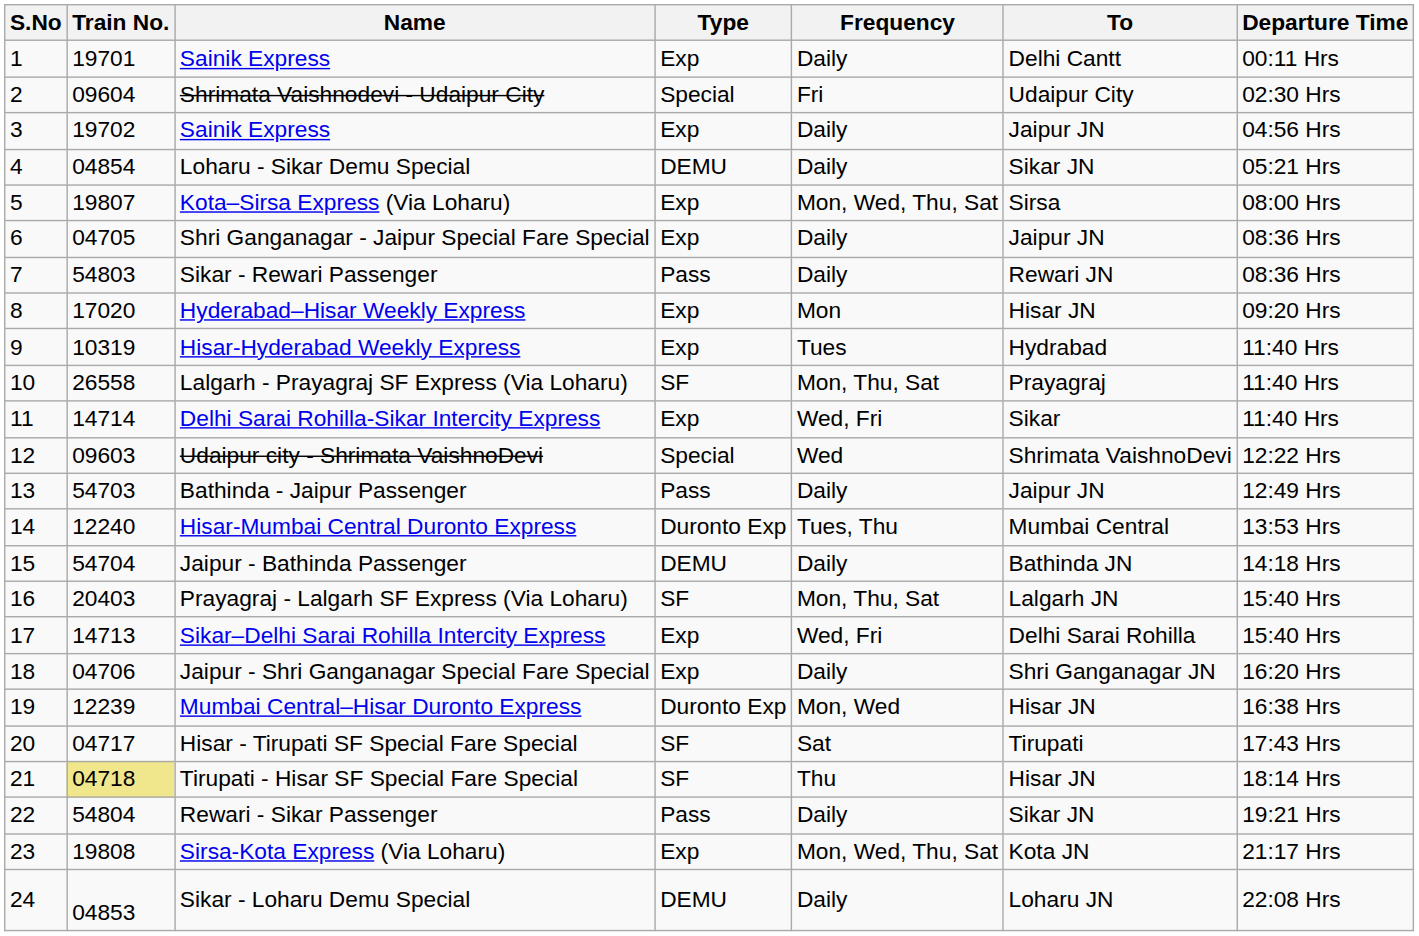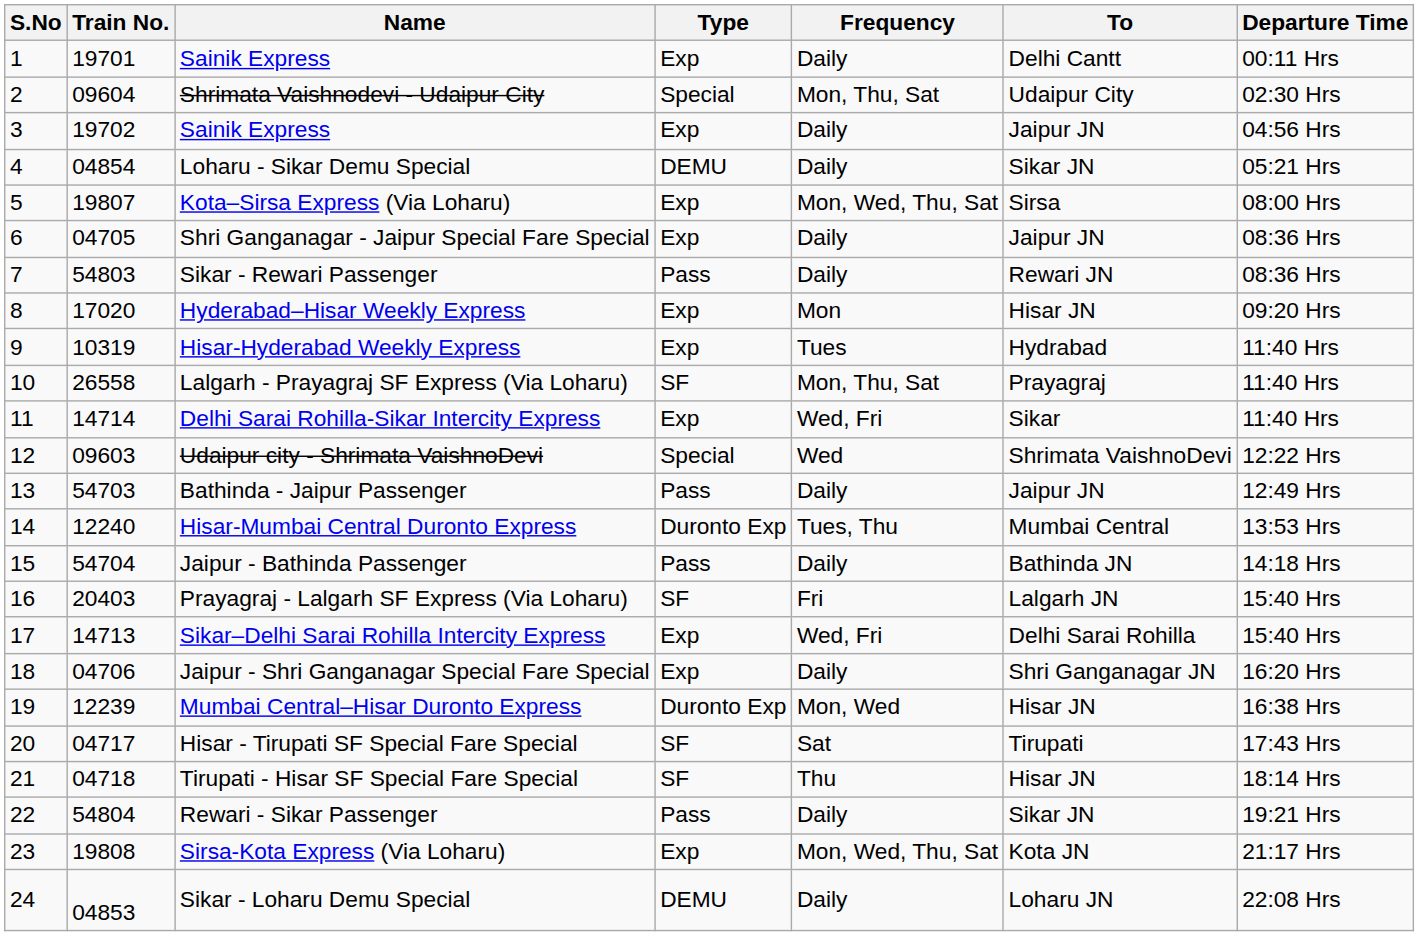(810, 94) Fri -> (868, 94) Mon, Thu, Sat
(694, 563) DEMU -> (685, 563) Pass
(868, 599) Mon, Thu, Sat -> (810, 599) Fri
(104, 779) khaki background -> (104, 779) no background
